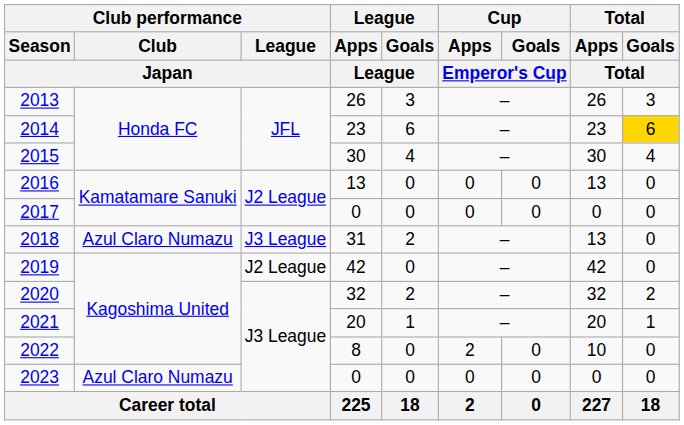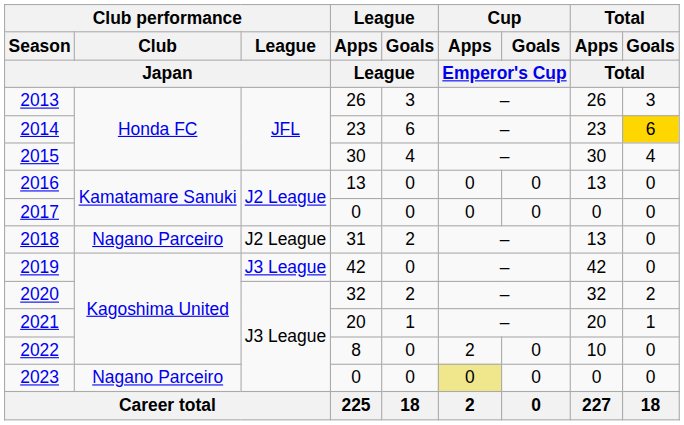(158, 239) Azul Claro Numazu -> (158, 239) Nagano Parceiro
(285, 239) J3 League -> (285, 239) J2 League
(285, 267) J2 League -> (285, 267) J3 League
(158, 377) Azul Claro Numazu -> (158, 377) Nagano Parceiro
(470, 377) no background -> (470, 377) khaki background
